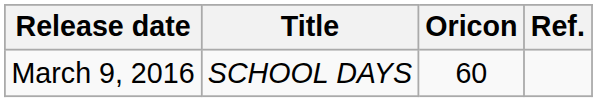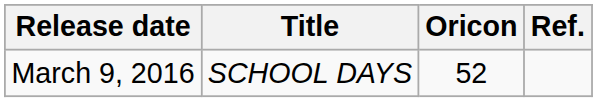(471, 72) 60 -> (471, 72) 52
